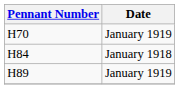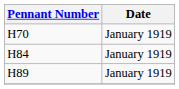(138, 53) January 1918 -> (138, 53) January 1919
